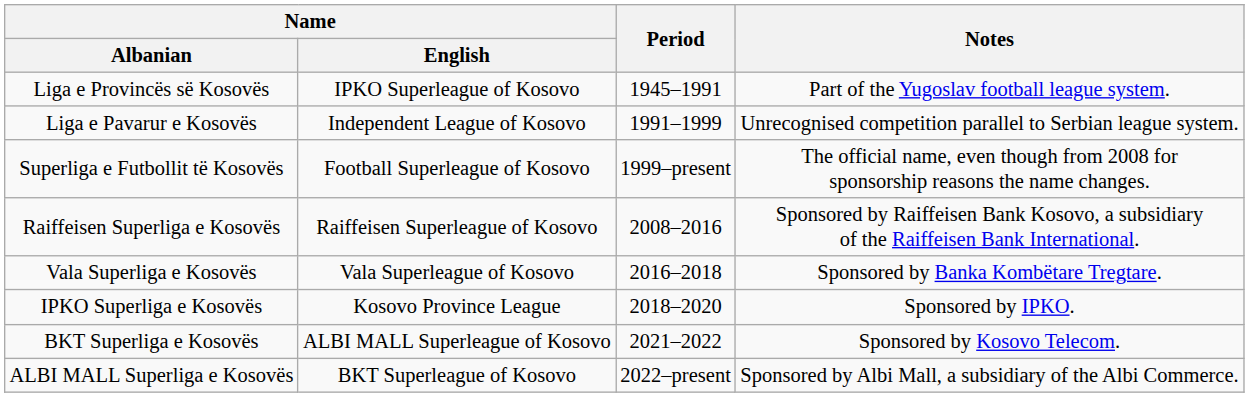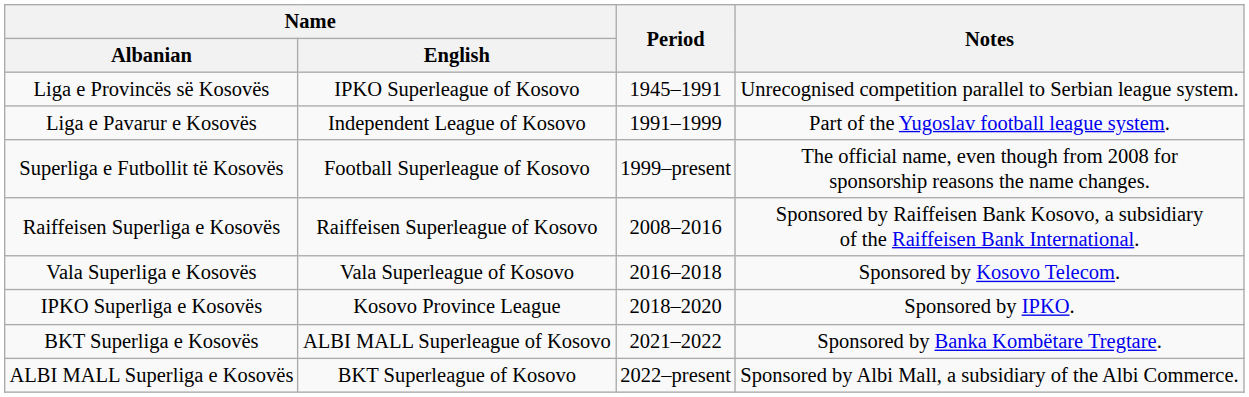(990, 89) Part of the Yugoslav football league system. -> (990, 89) Unrecognised competition parallel to Serbian league system.
(990, 123) Unrecognised competition parallel to Serbian league system. -> (990, 123) Part of the Yugoslav football league system.
(990, 273) Sponsored by Banka Kombëtare Tregtare. -> (990, 273) Sponsored by Kosovo Telecom.
(990, 340) Sponsored by Kosovo Telecom. -> (990, 340) Sponsored by Banka Kombëtare Tregtare.
